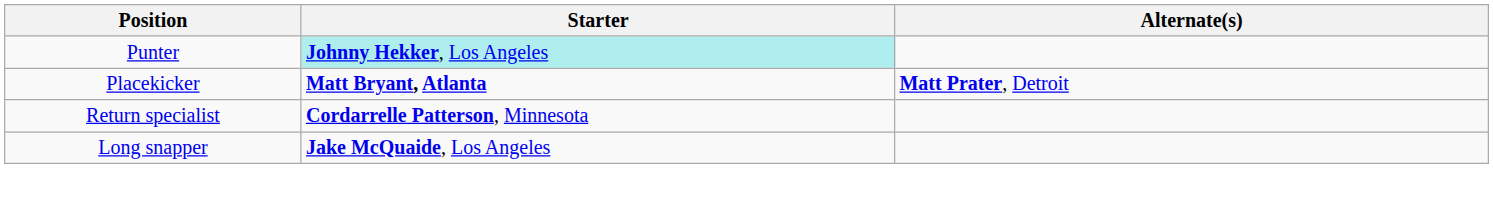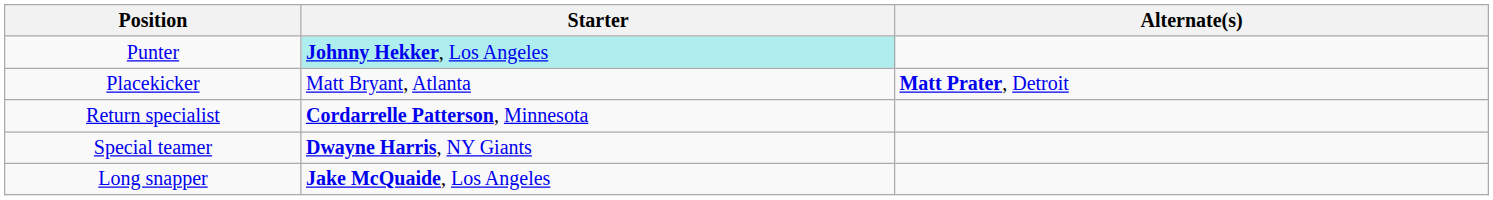(396, 83) bold -> (388, 83) normal
+ row: (153, 147)
